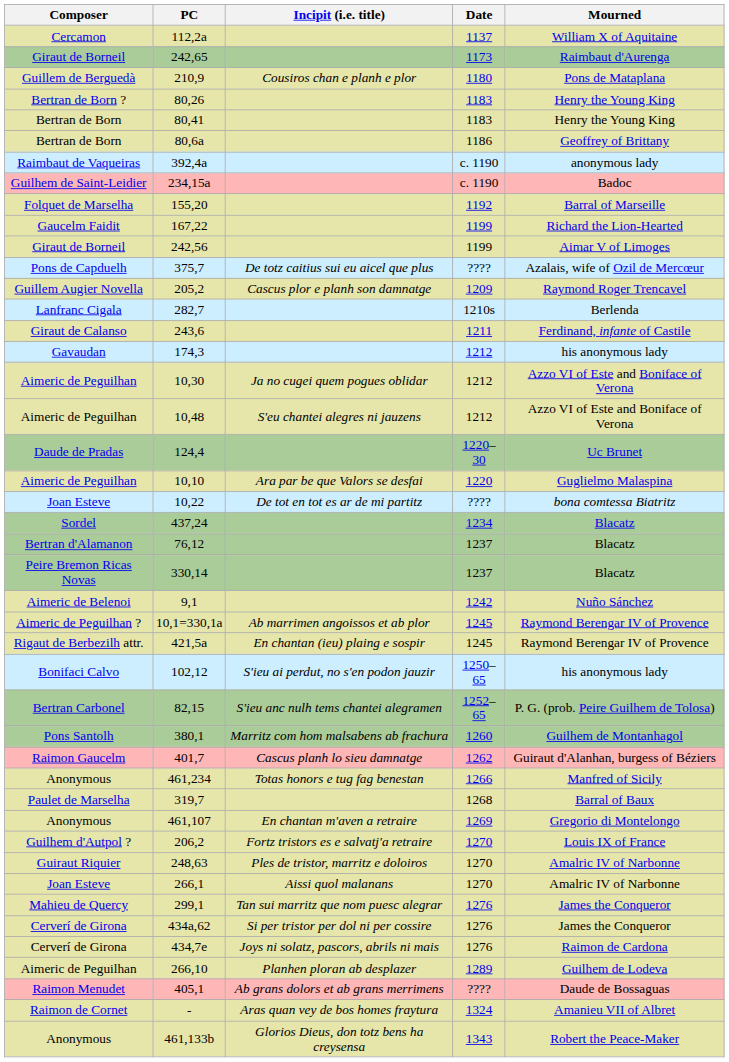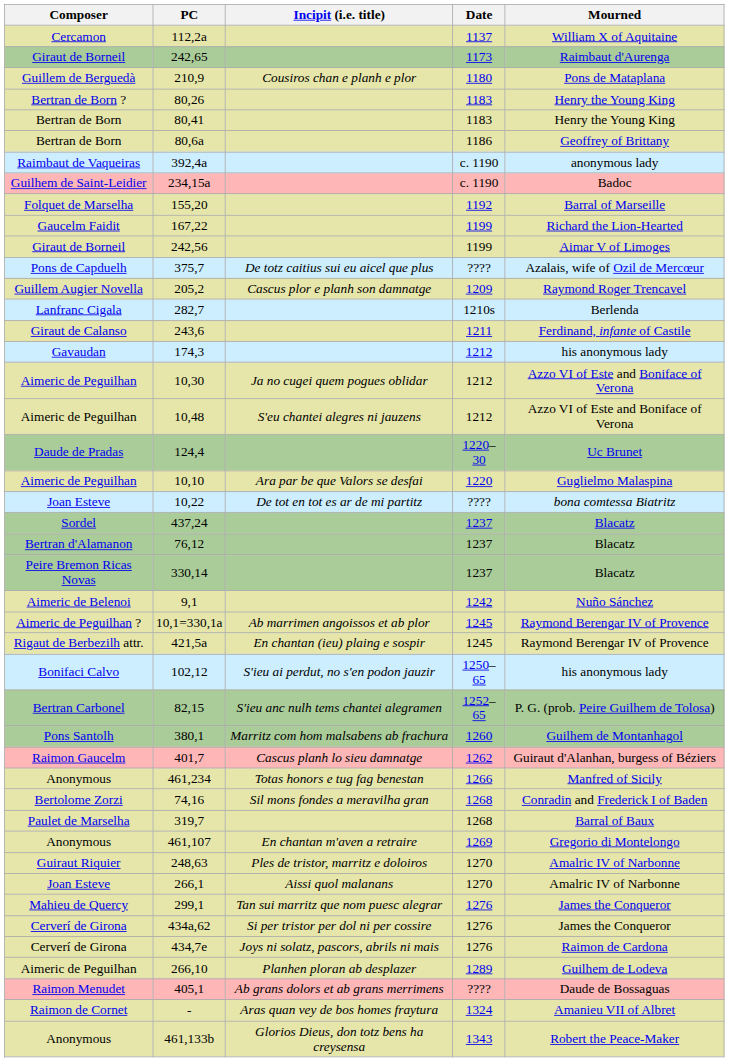(479, 523) 1234 -> (479, 523) 1237
+ row: (189, 799)
- row: (189, 841)
